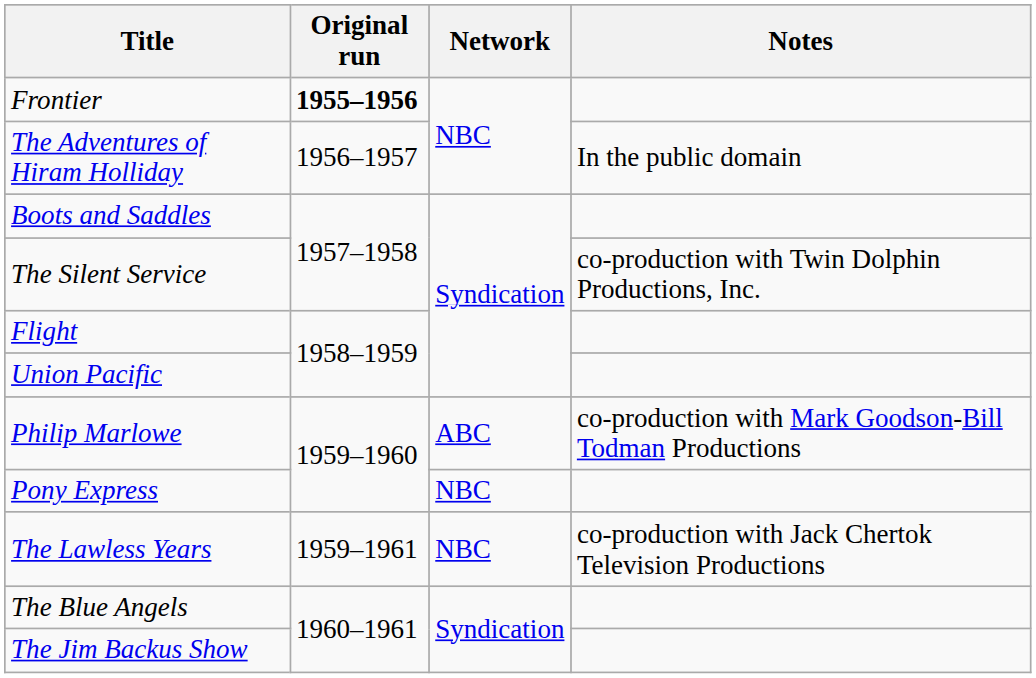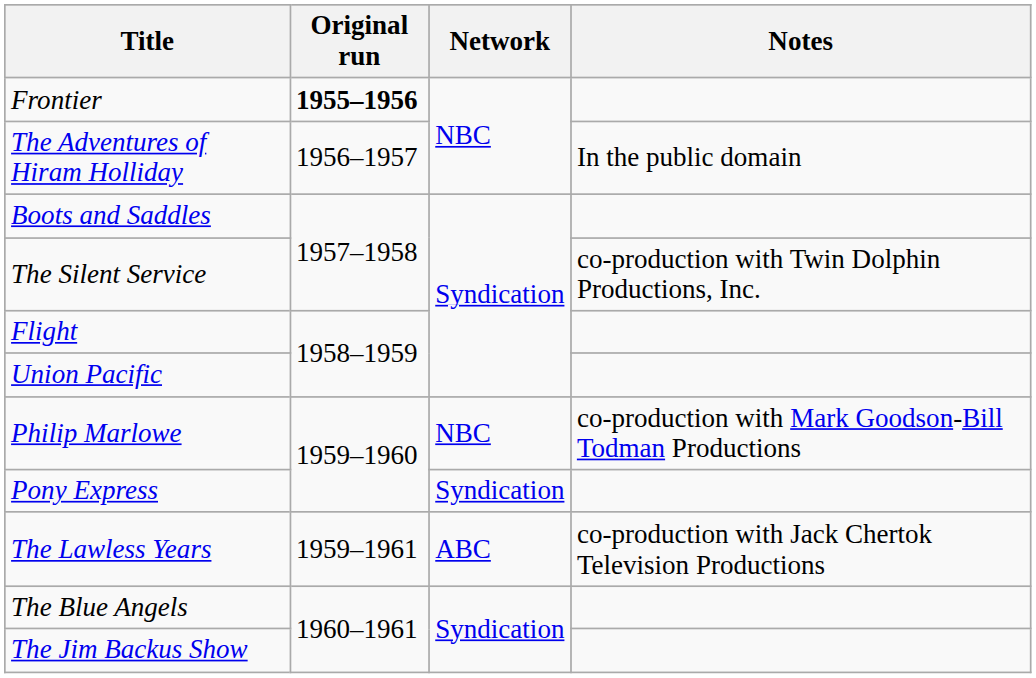(463, 432) ABC -> (463, 432) NBC
(463, 490) NBC -> (500, 490) Syndication
(463, 548) NBC -> (463, 548) ABC
